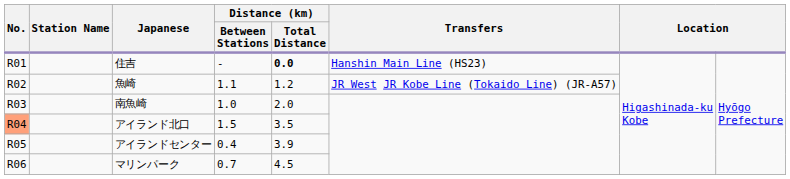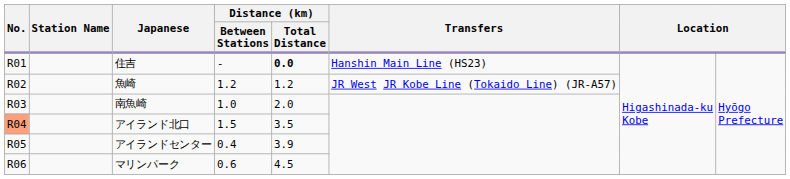(227, 84) 1.1 -> (227, 84) 1.2
(227, 164) 0.7 -> (227, 164) 0.6
